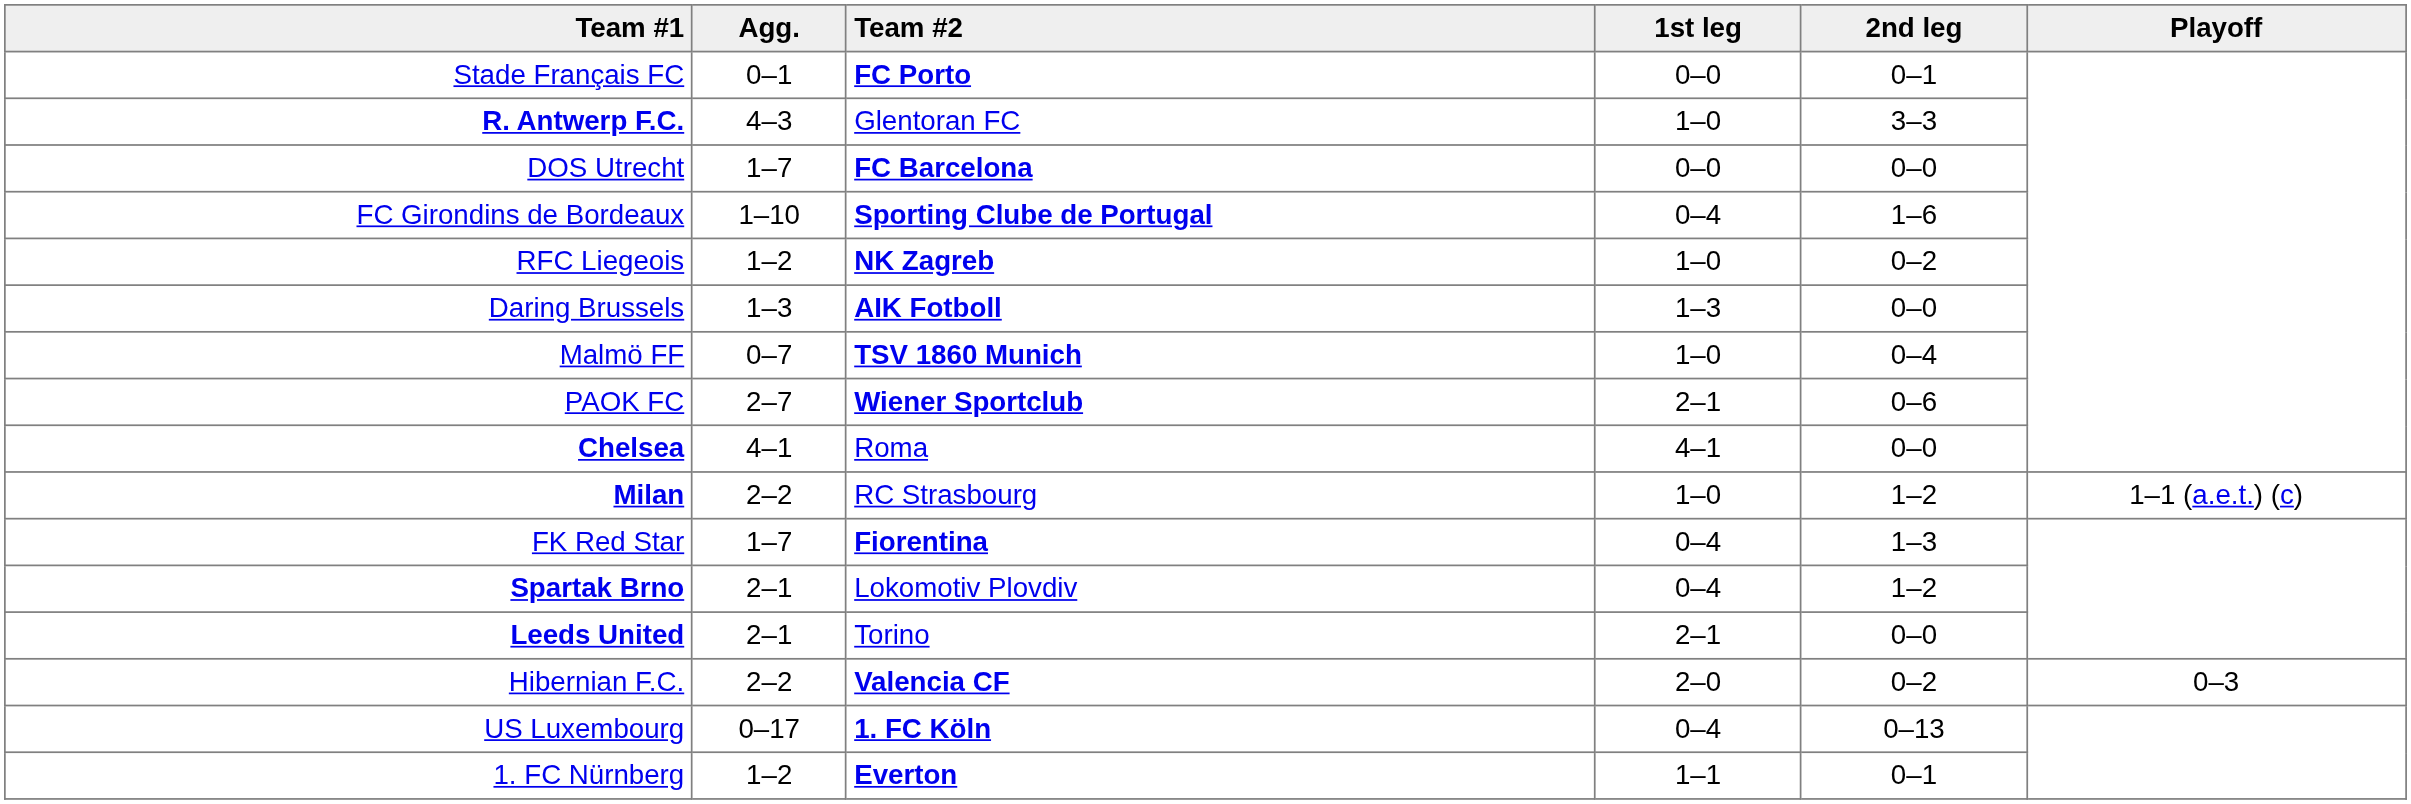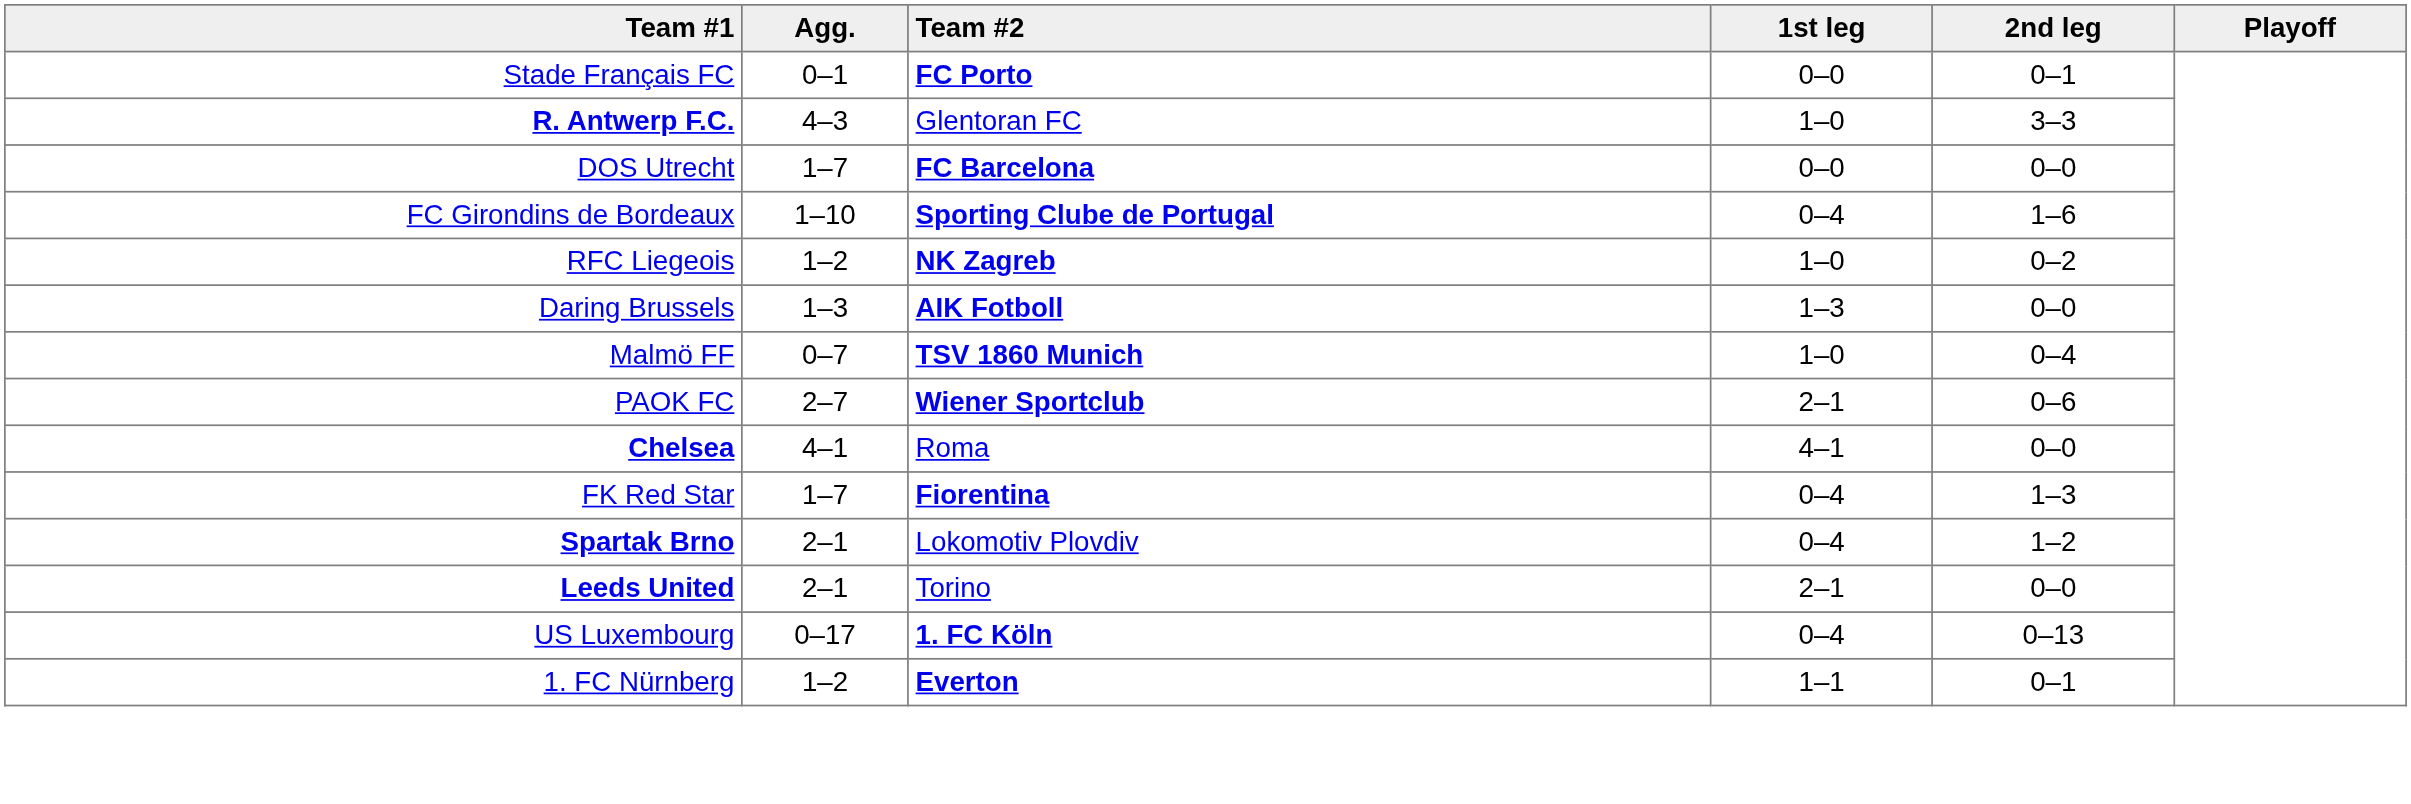- row: (649, 494)
- row: (597, 681)
